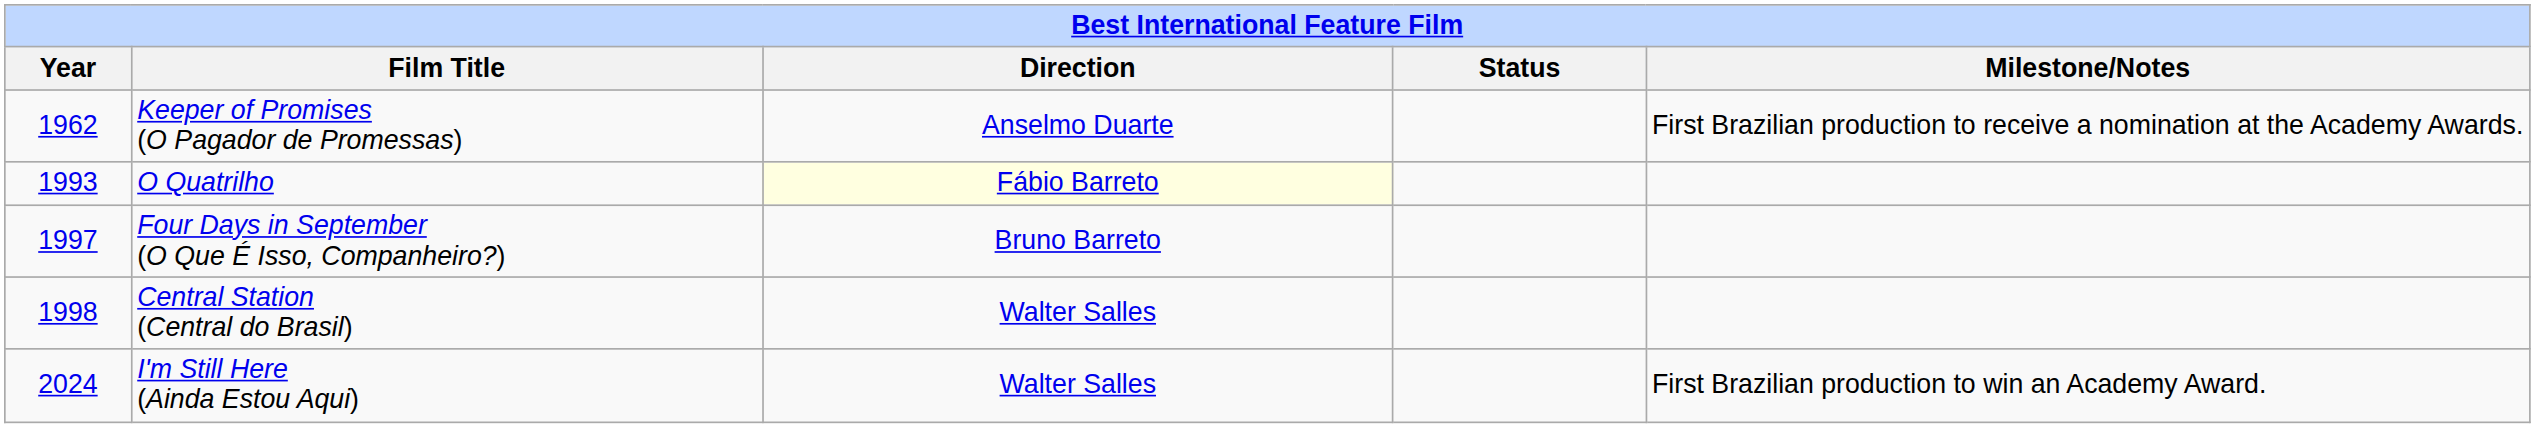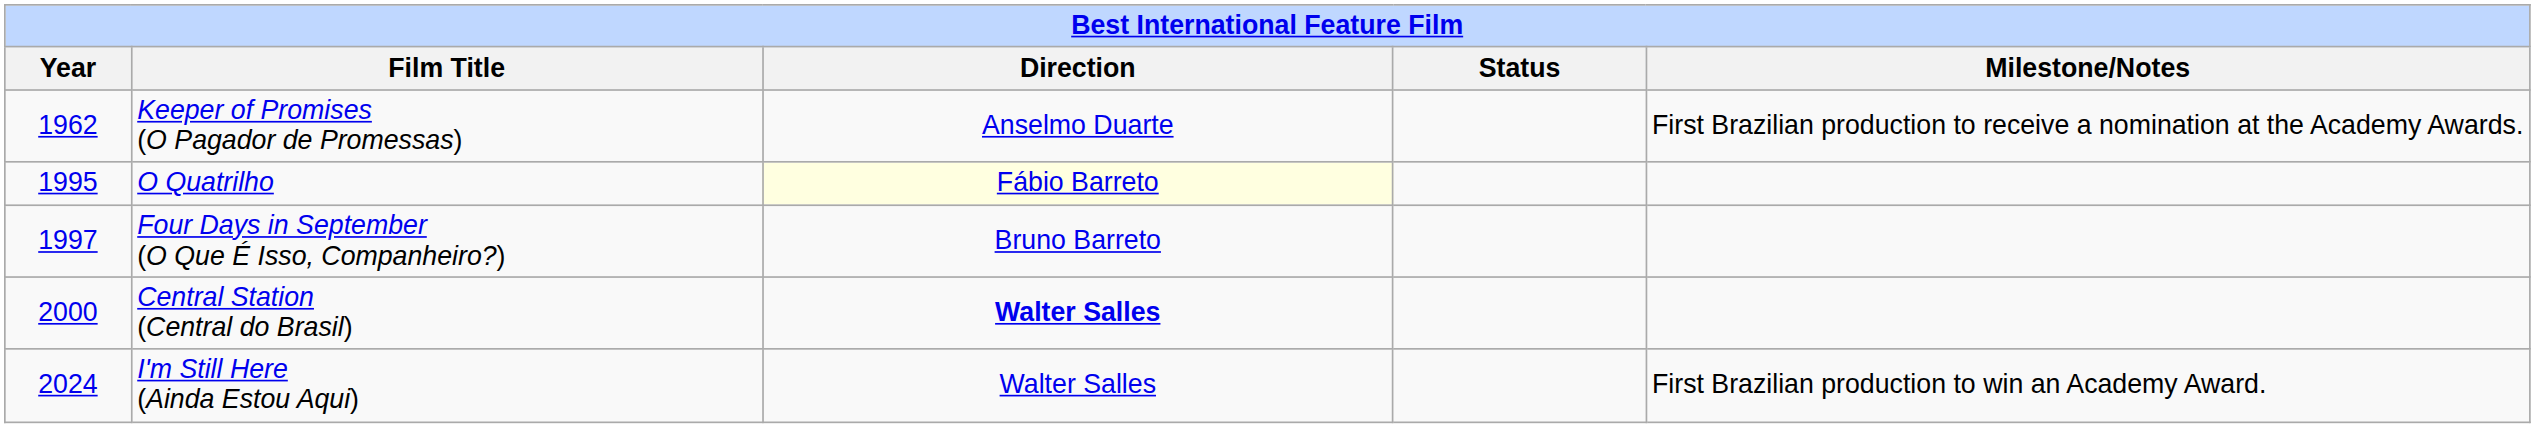(68, 182) 1993 -> (68, 182) 1995
(68, 312) 1998 -> (68, 312) 2000
(1078, 312) normal -> (1078, 312) bold
